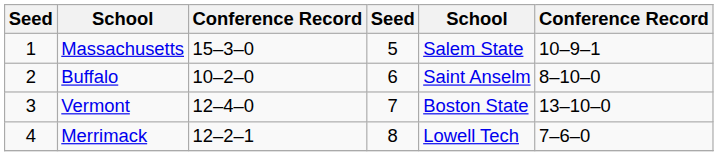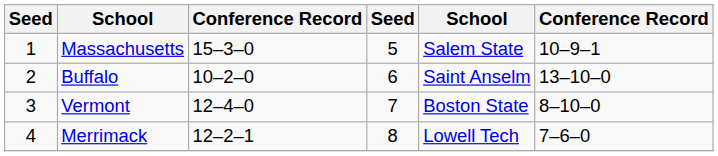(570, 77) 8–10–0 -> (575, 77) 13–10–0
(575, 106) 13–10–0 -> (570, 106) 8–10–0
